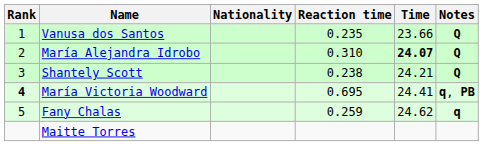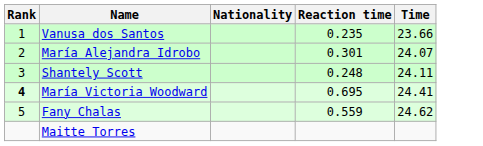- column: (457, 14)
(345, 53) 0.310 -> (345, 53) 0.301
(415, 53) bold -> (415, 53) normal
(345, 73) 0.238 -> (345, 73) 0.248
(415, 73) 24.21 -> (415, 73) 24.11
(345, 112) 0.259 -> (345, 112) 0.559
